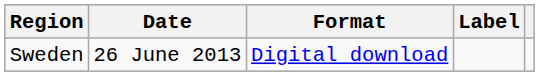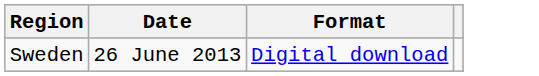- column: (489, 22)
